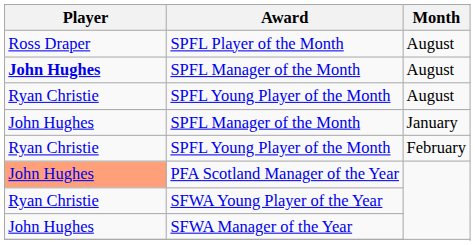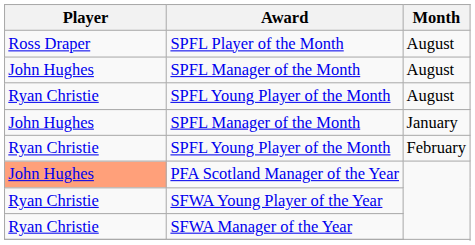(54, 69) bold -> (51, 69) normal
(51, 226) John Hughes -> (54, 226) Ryan Christie
